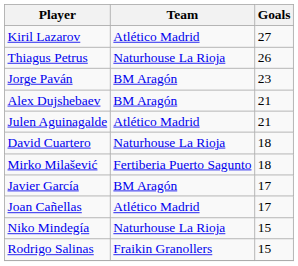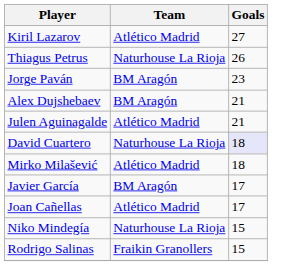(264, 143) no background -> (238, 143) lavender background
(182, 164) Fertiberia Puerto Sagunto -> (156, 164) Atlético Madrid
